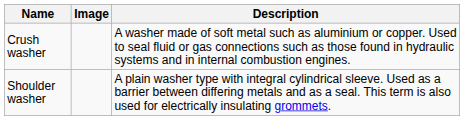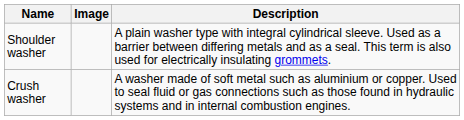rows swapped: (31, 92) <-> (26, 46)
